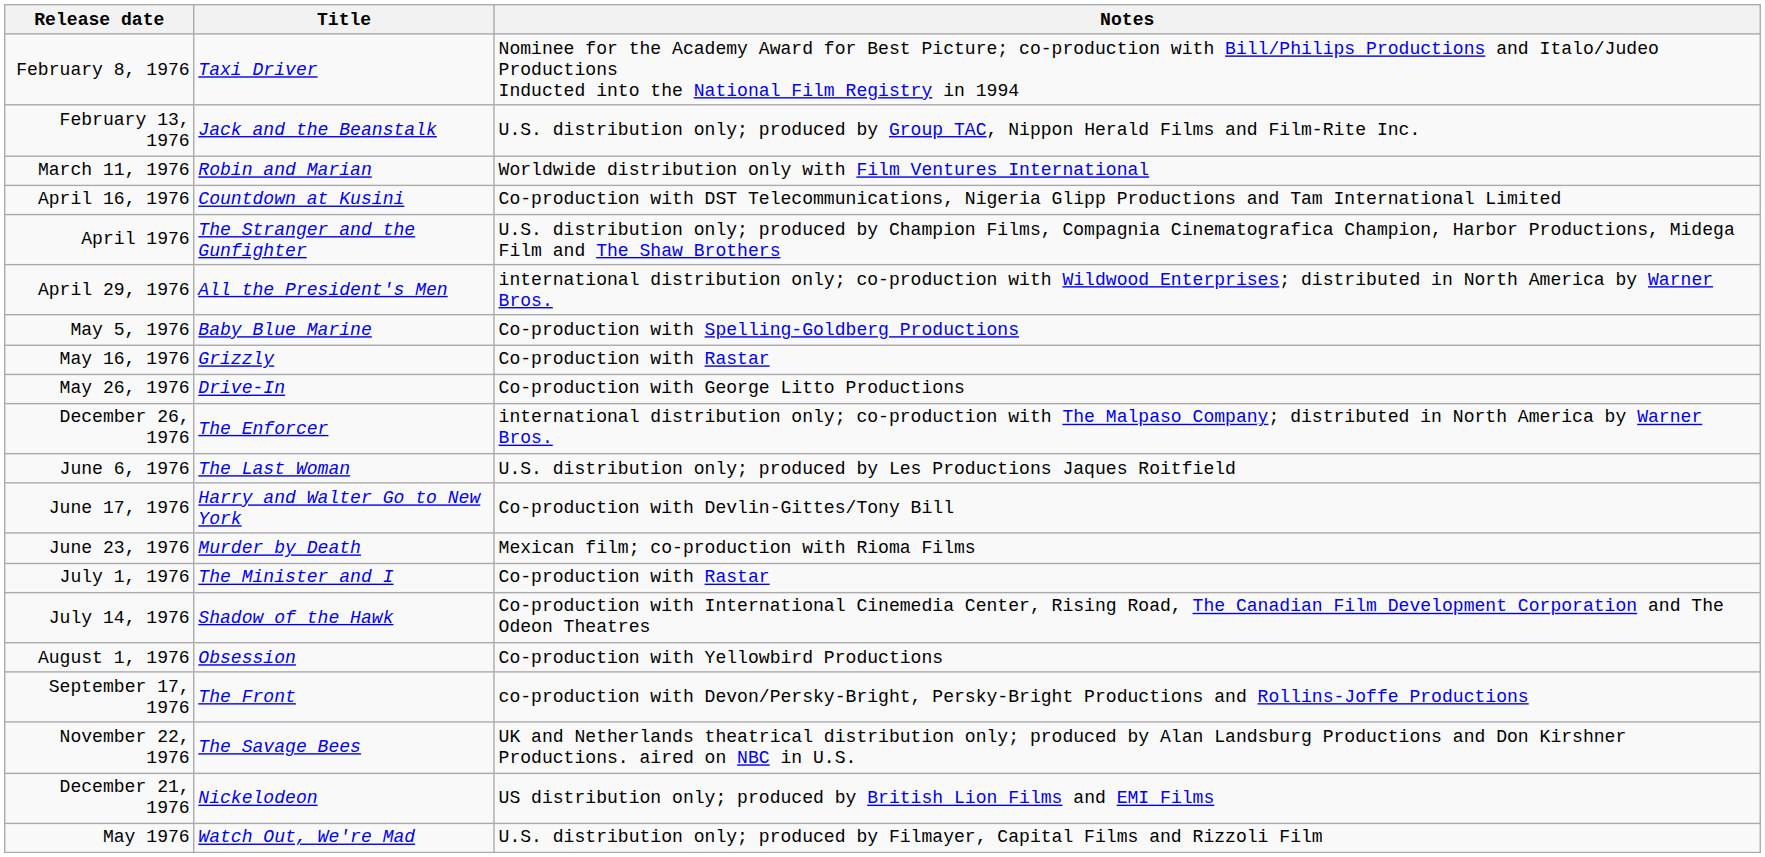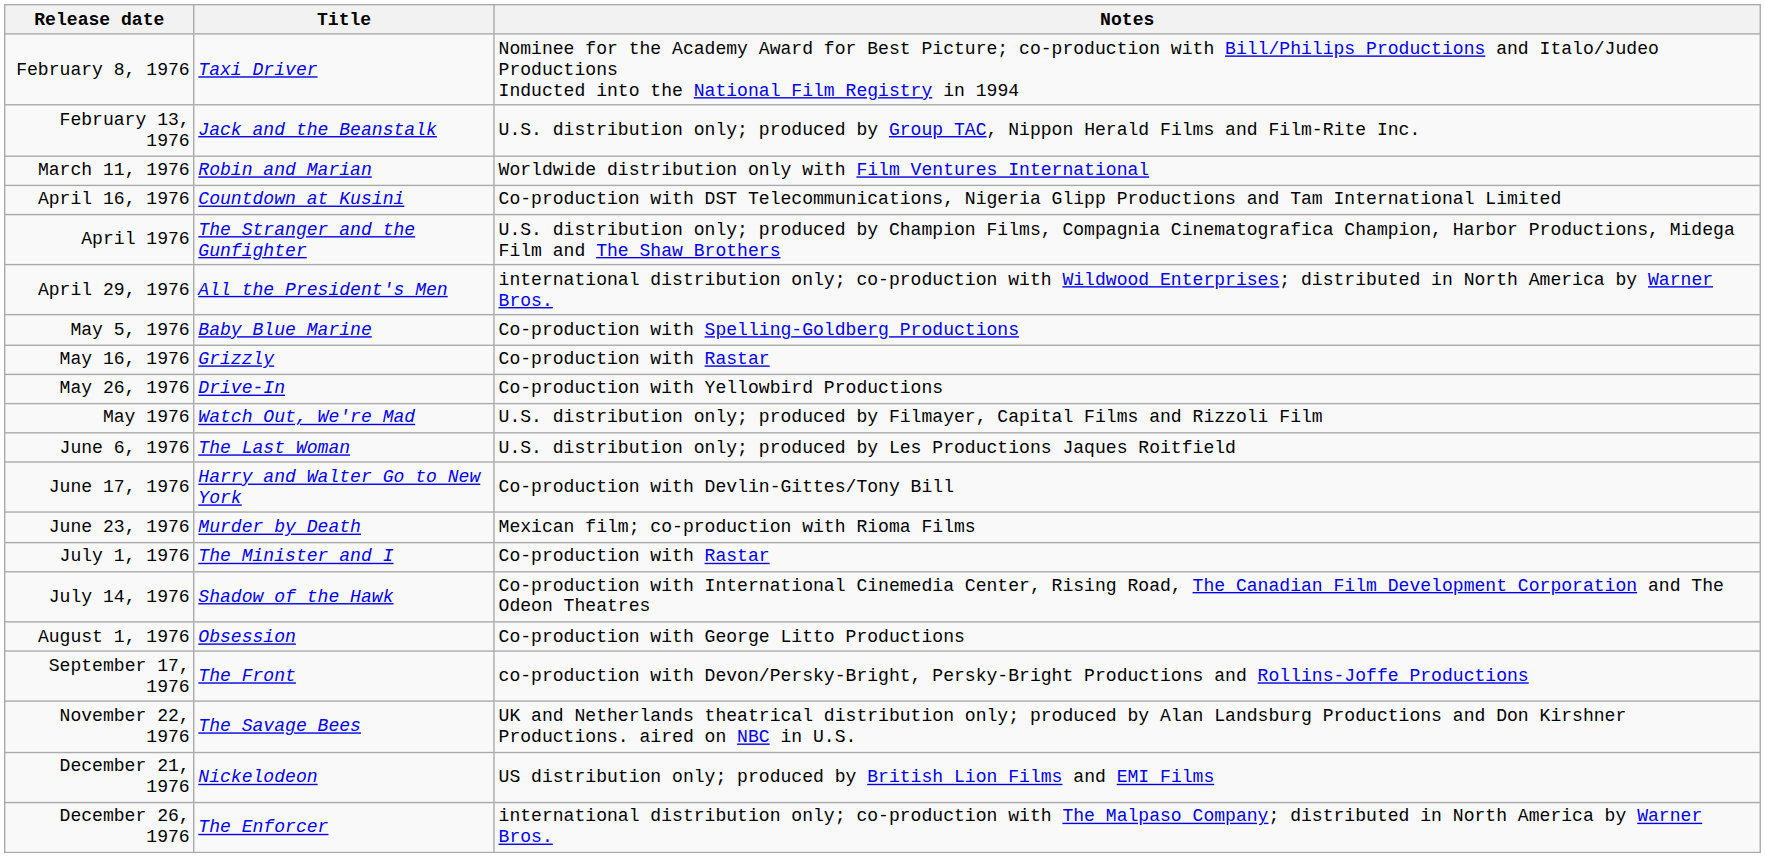(732, 389) Co-production with George Litto Productions -> (721, 389) Co-production with Yellowbird Productions
rows swapped: (146, 838) <-> (125, 429)
(721, 657) Co-production with Yellowbird Productions -> (732, 637) Co-production with George Litto Productions
